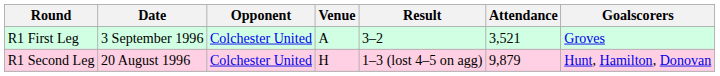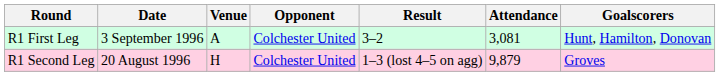columns swapped: (261, 15) <-> (337, 15)
(505, 37) 3,521 -> (505, 37) 3,081
(585, 37) Groves -> (638, 37) Hunt, Hamilton, Donovan
(638, 60) Hunt, Hamilton, Donovan -> (585, 60) Groves
